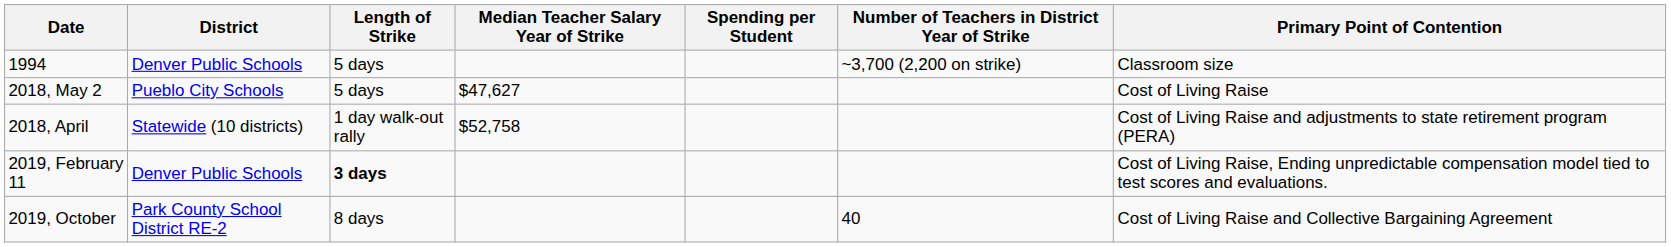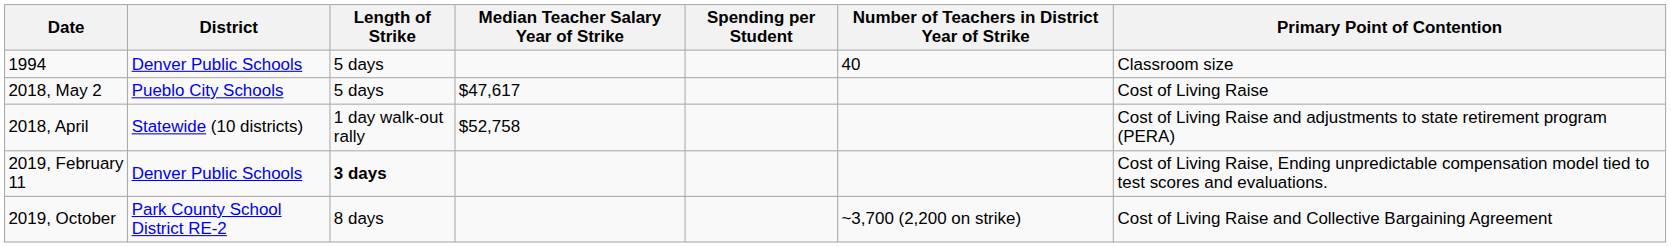(931, 63) ~3,700 (2,200 on strike) -> (851, 63) 40
(489, 90) $47,627 -> (489, 90) $47,617
(851, 219) 40 -> (931, 219) ~3,700 (2,200 on strike)
